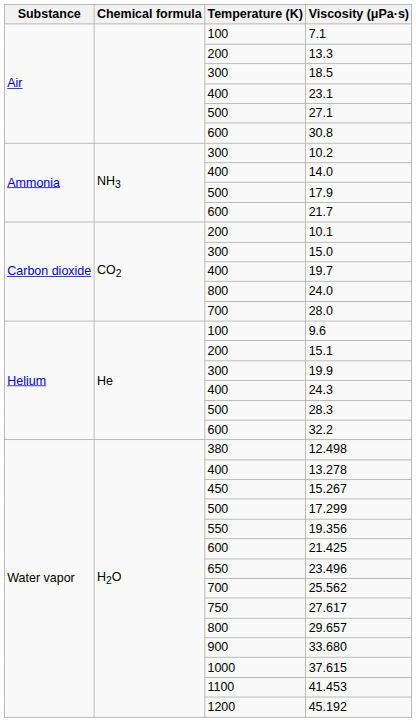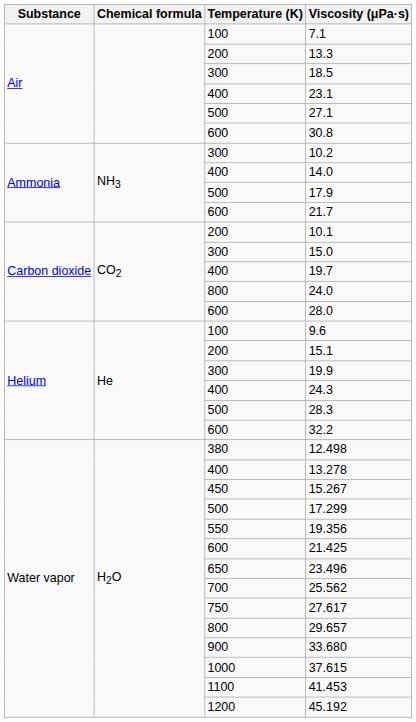(218, 311) 700 -> (218, 311) 600
